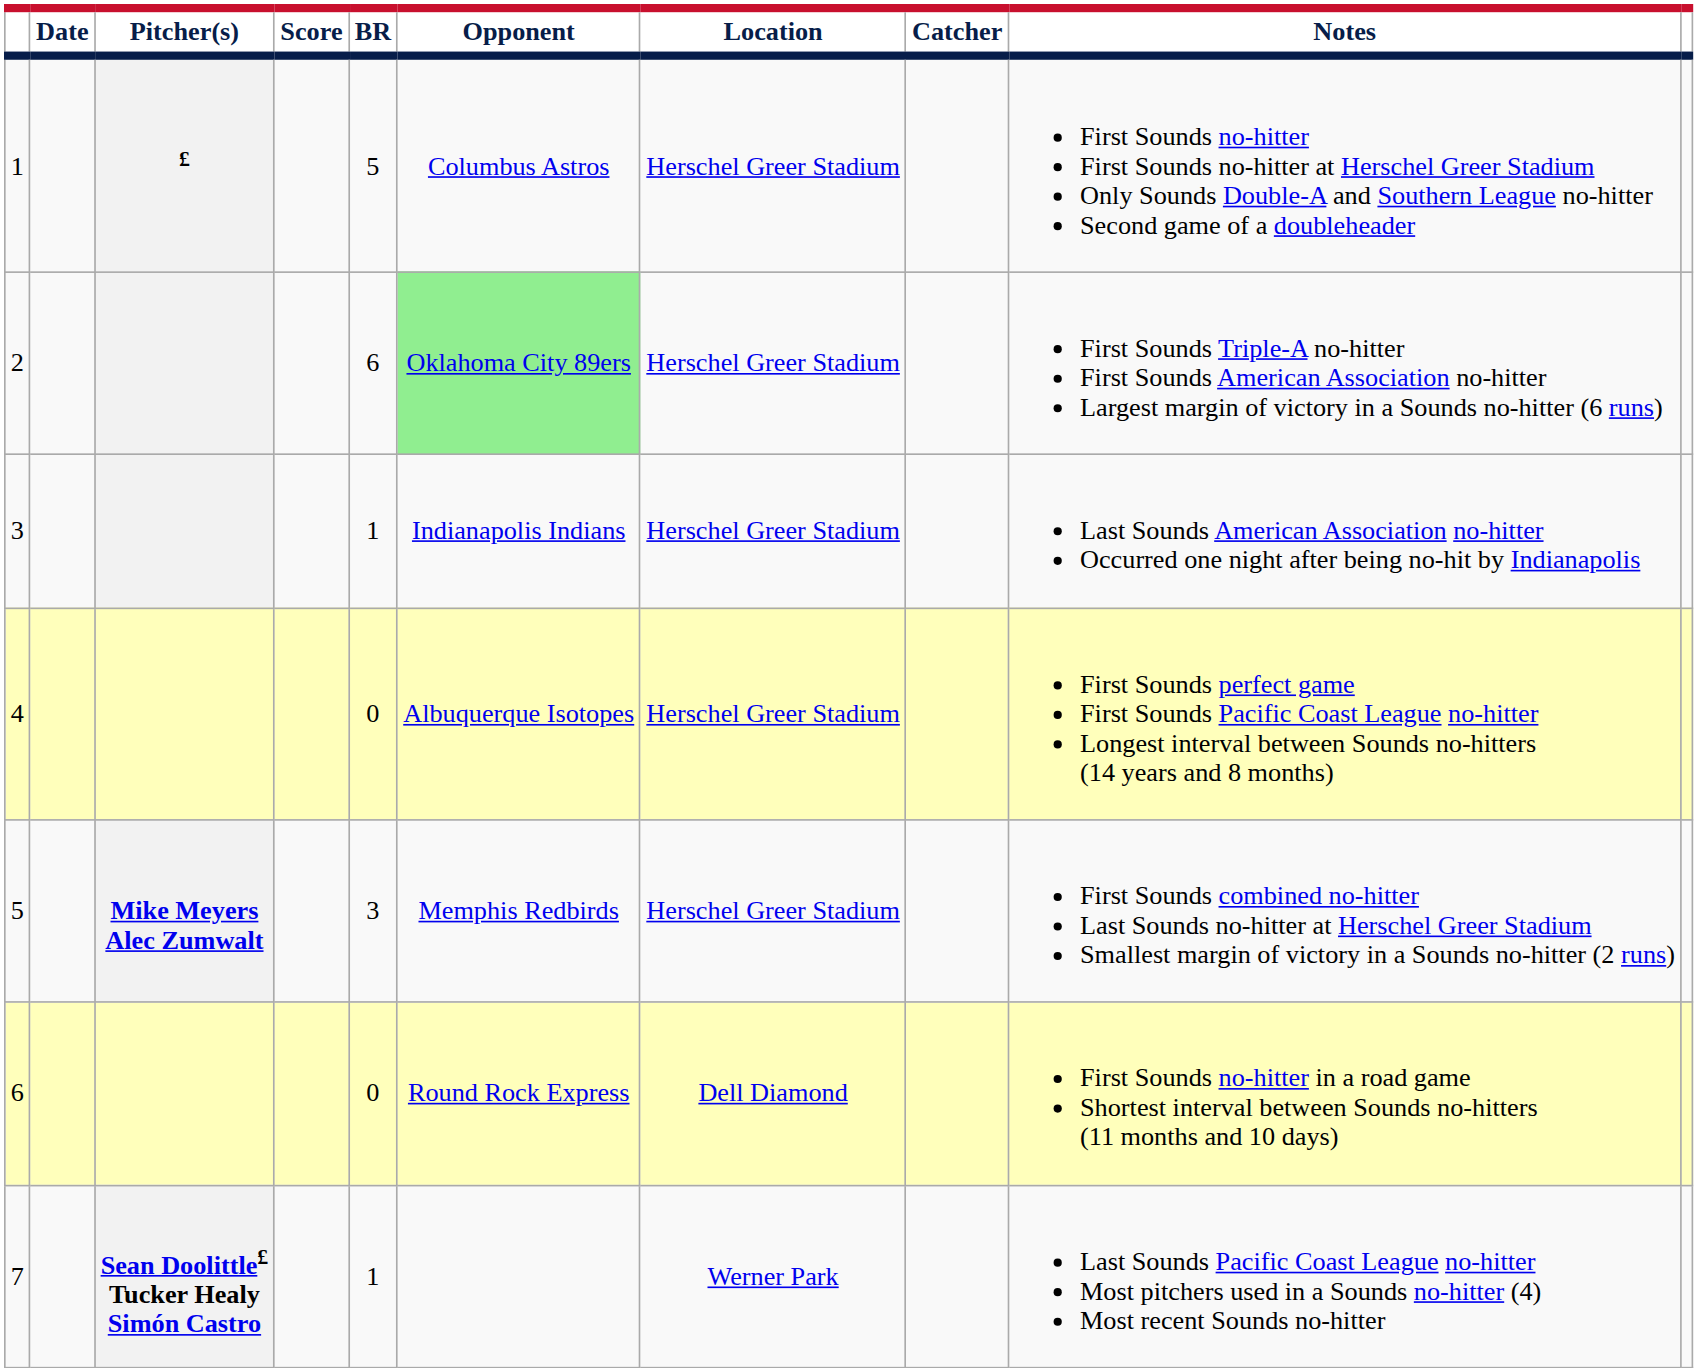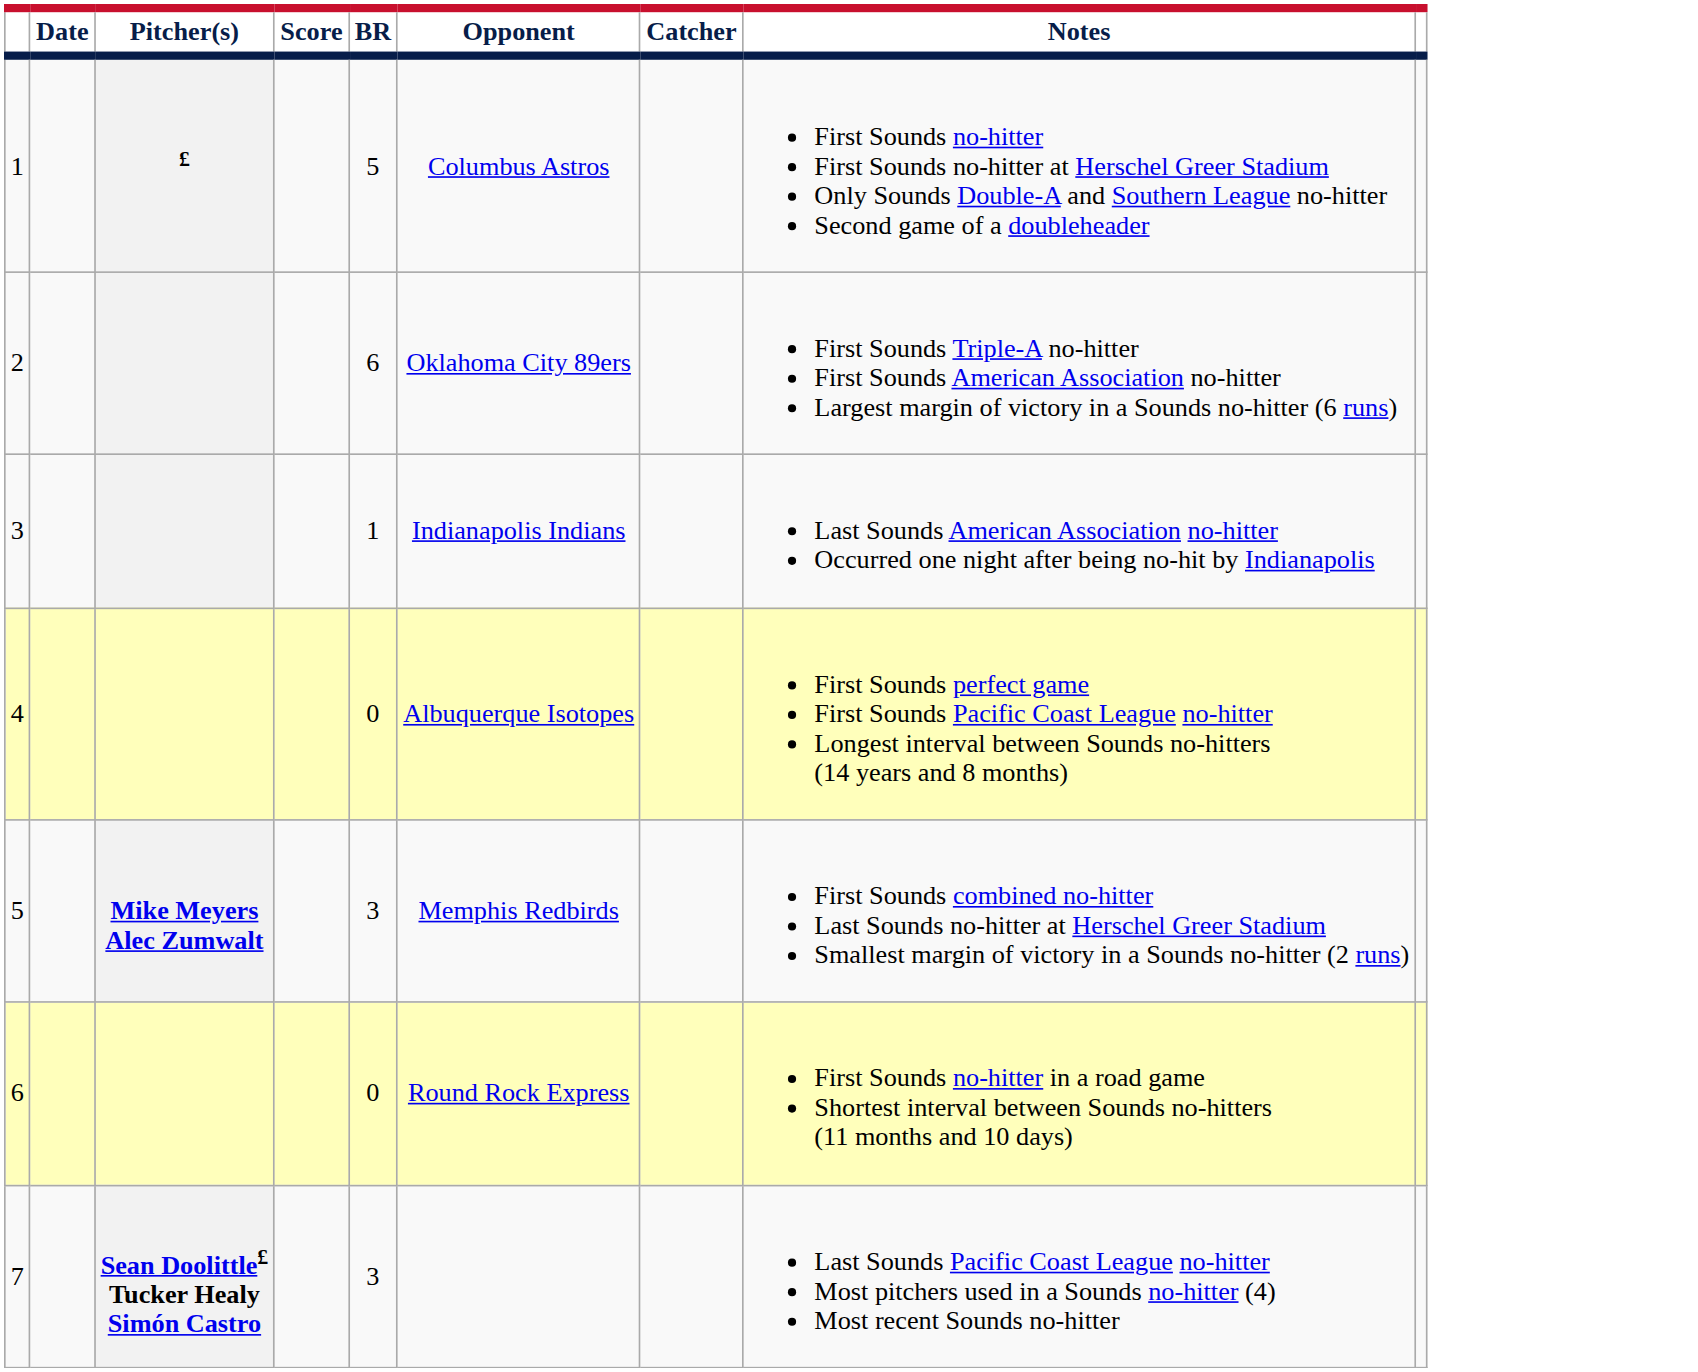- column: (773, 31)
(519, 362) lightgreen background -> (519, 362) no background
(373, 1276) 1 -> (373, 1276) 3
